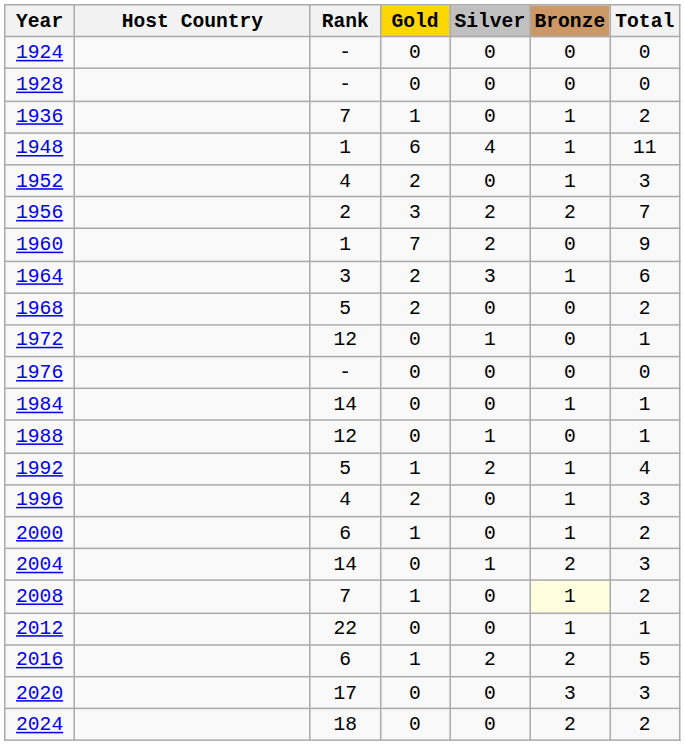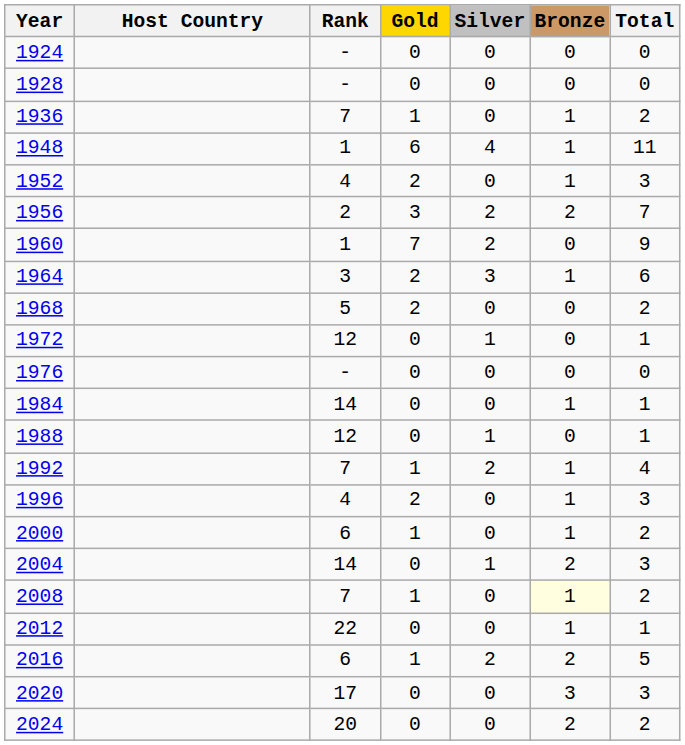(345, 469) 5 -> (345, 469) 7
(345, 725) 18 -> (345, 725) 20
